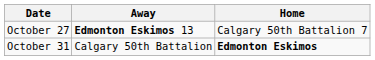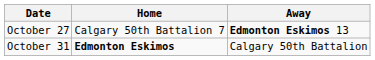columns swapped: (143, 13) <-> (292, 13)
